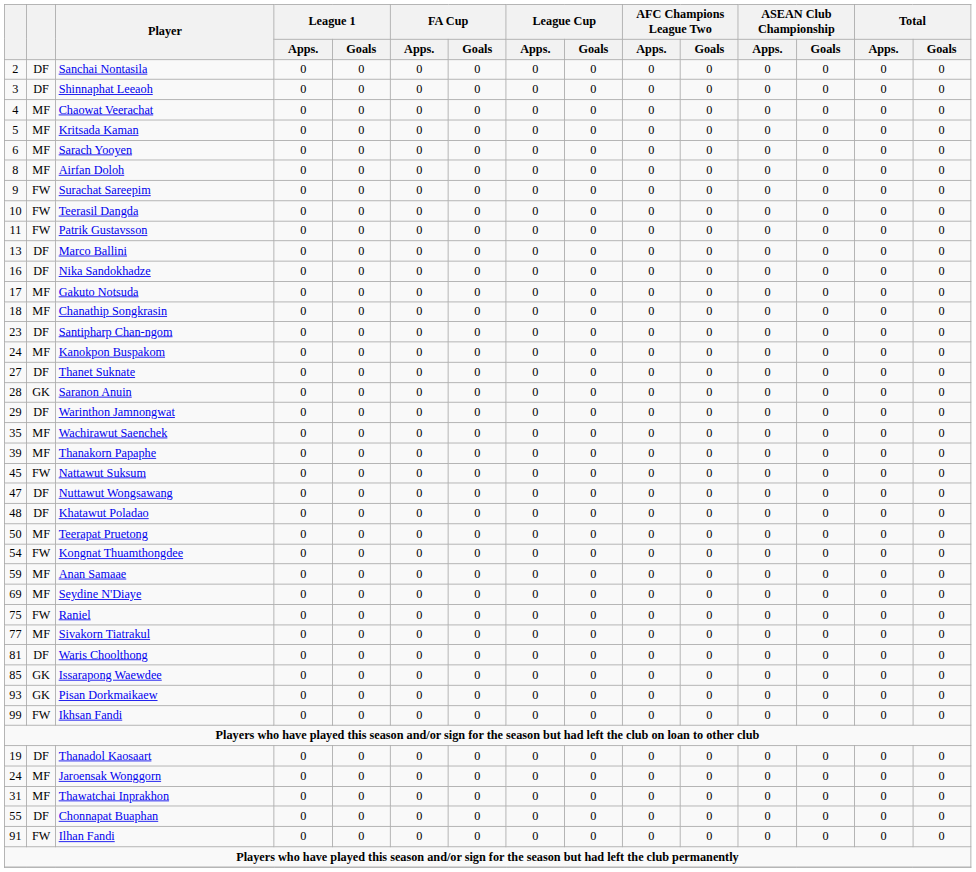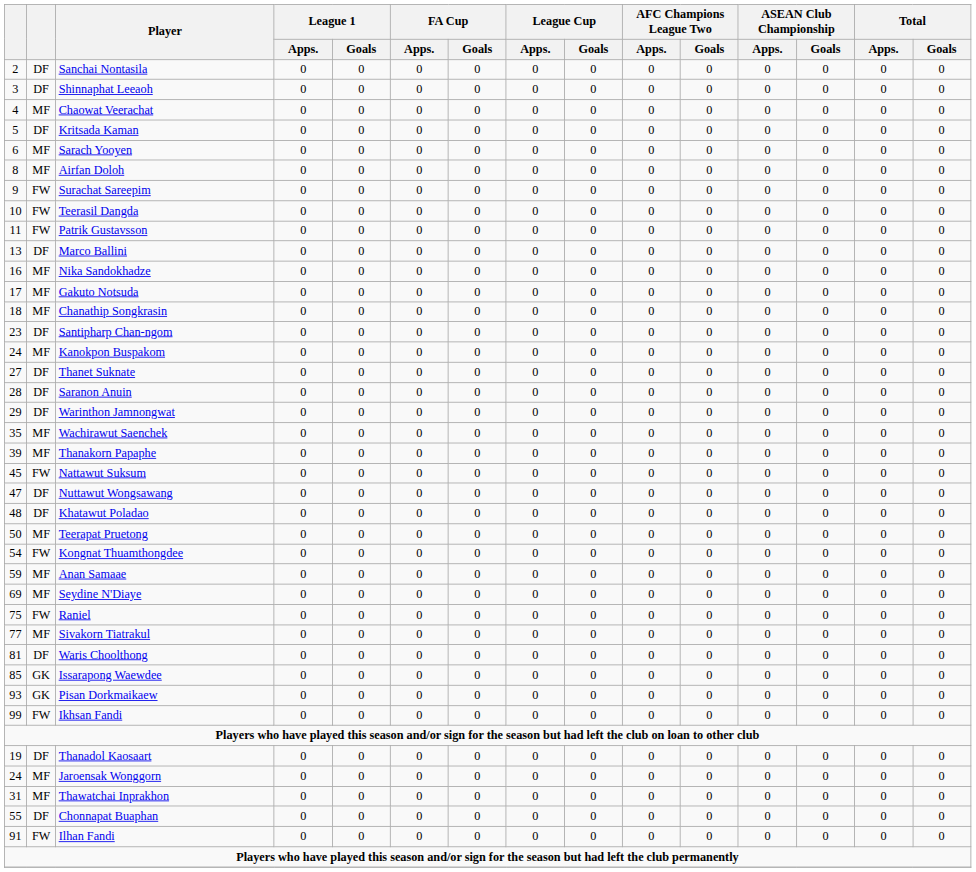(41, 130) MF -> (41, 130) DF
(41, 271) DF -> (41, 271) MF
(41, 392) GK -> (41, 392) DF
